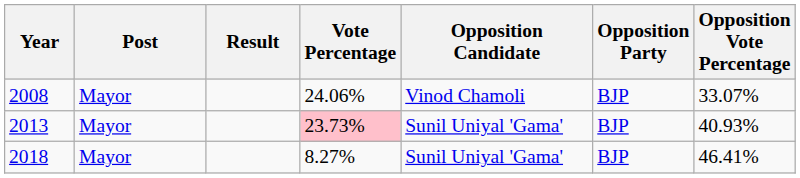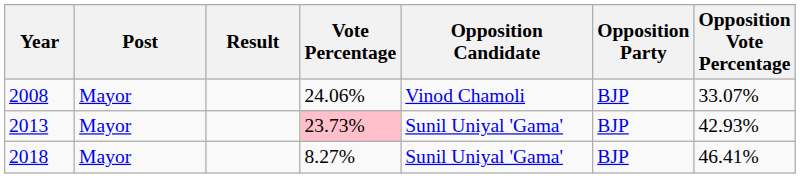(729, 125) 40.93% -> (729, 125) 42.93%
